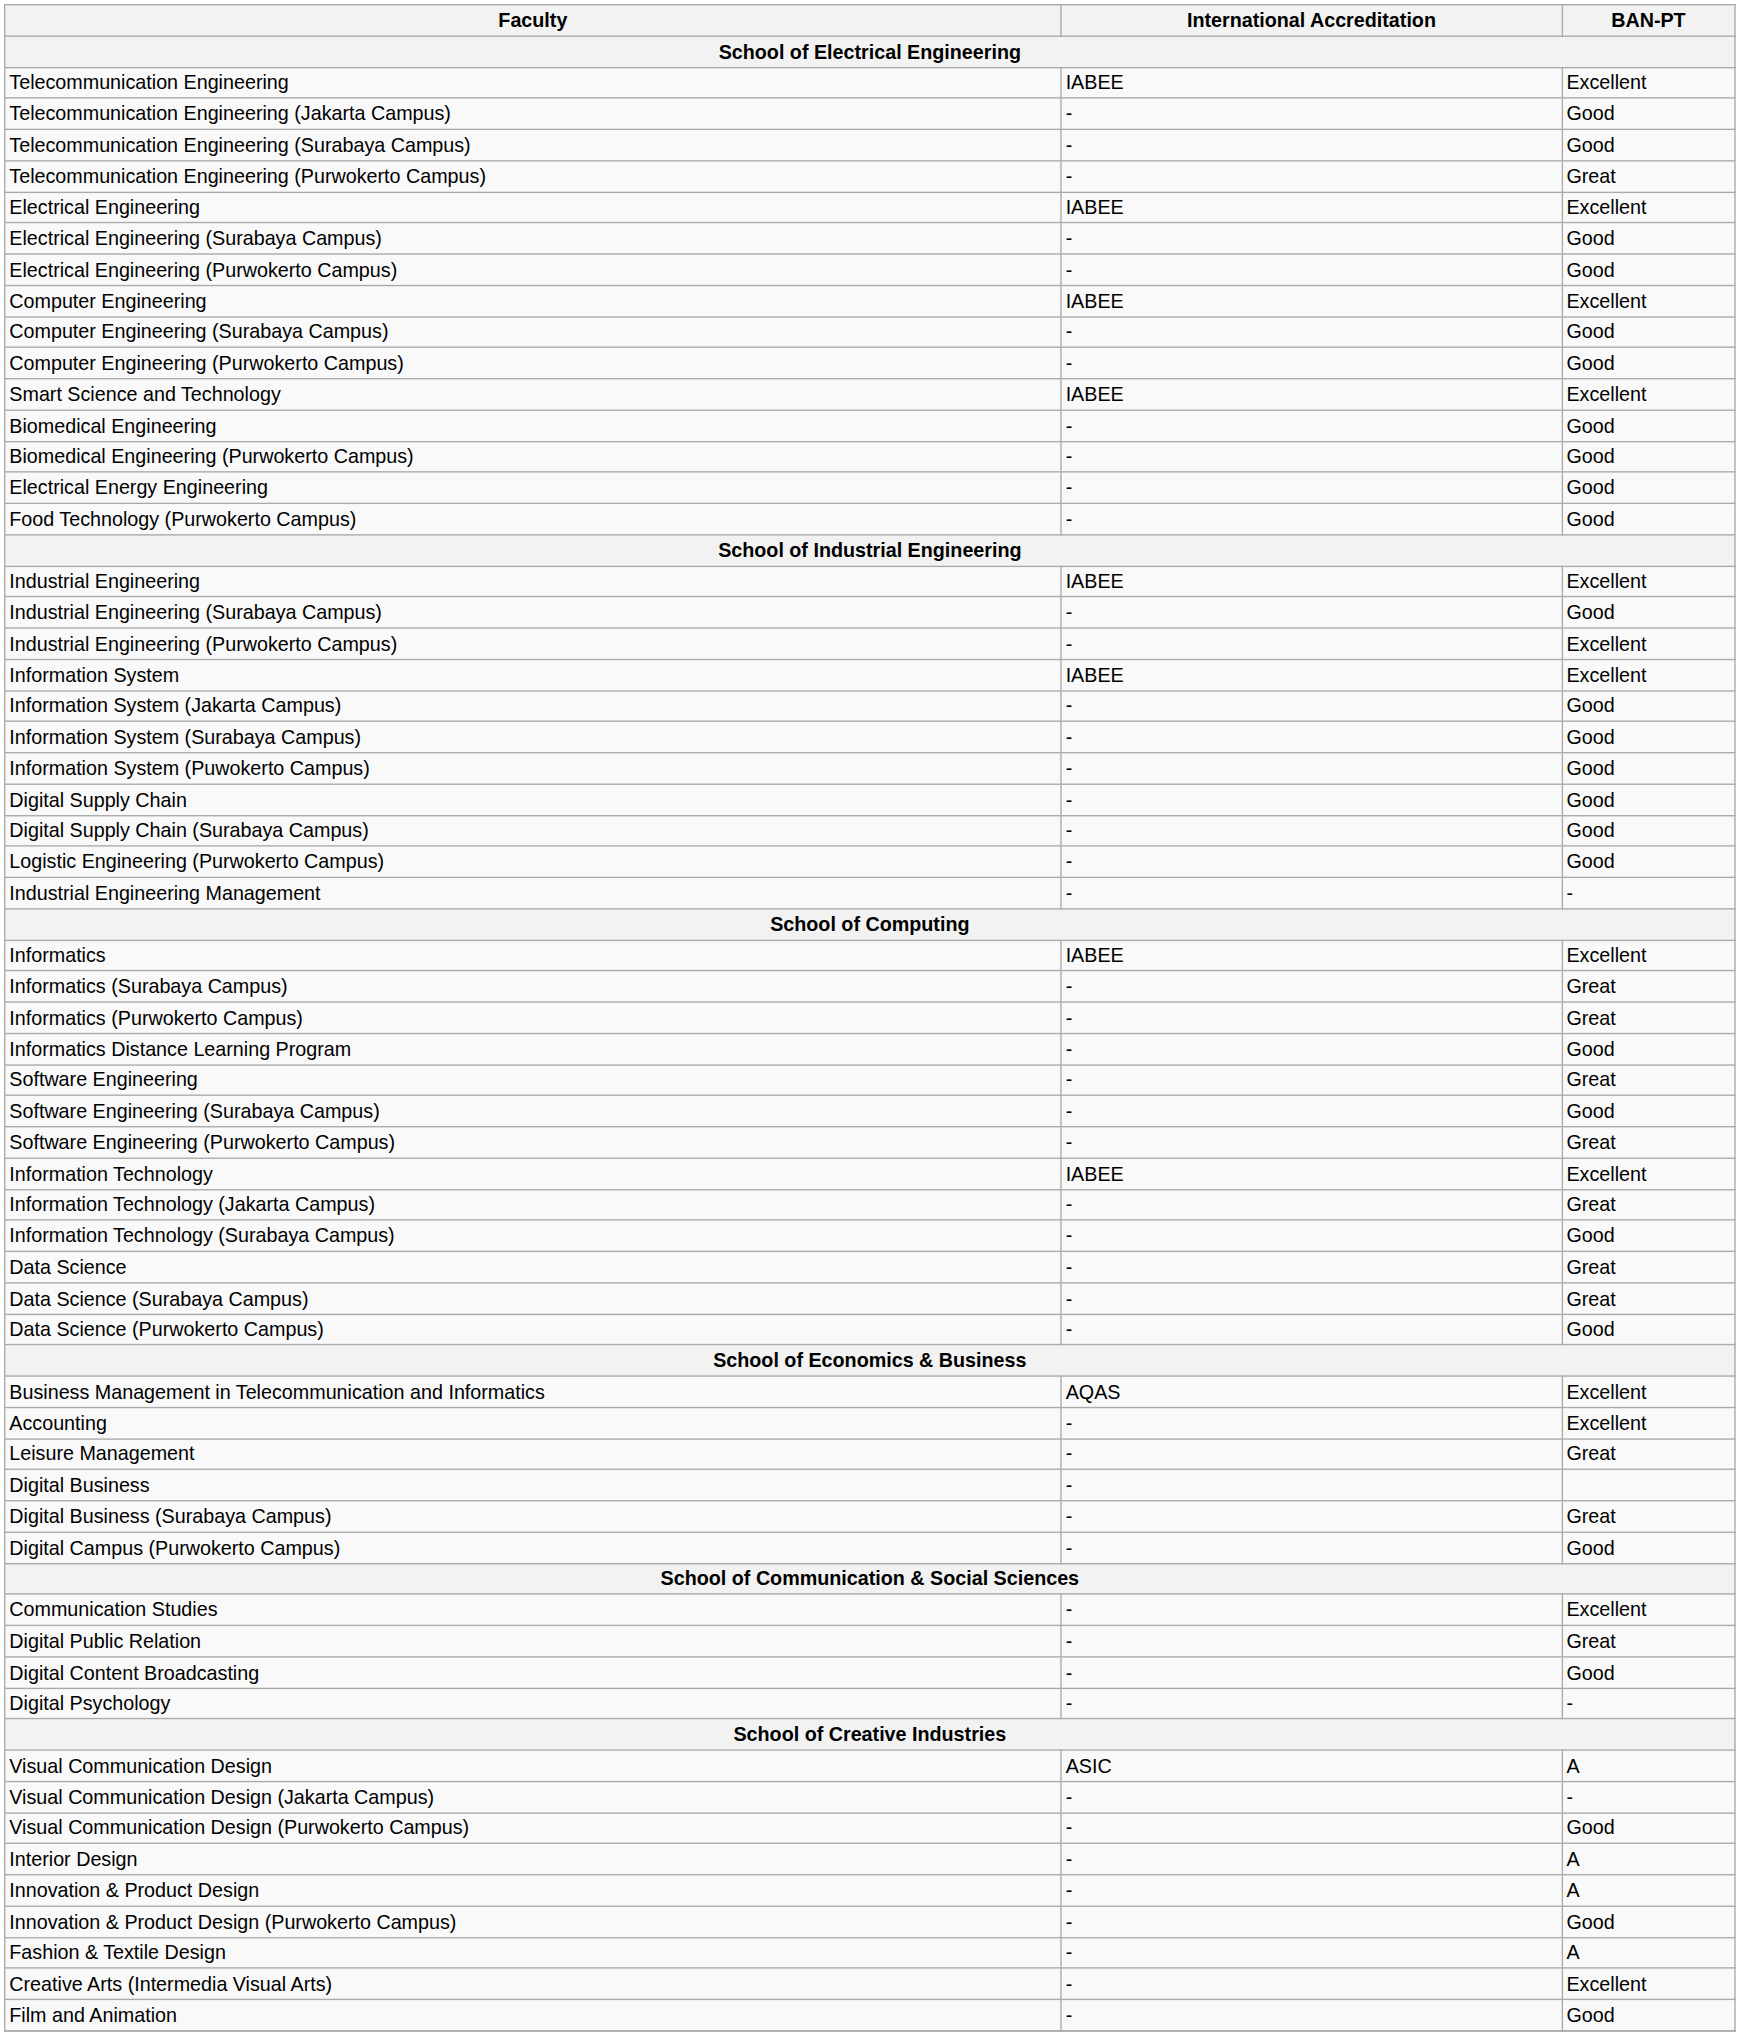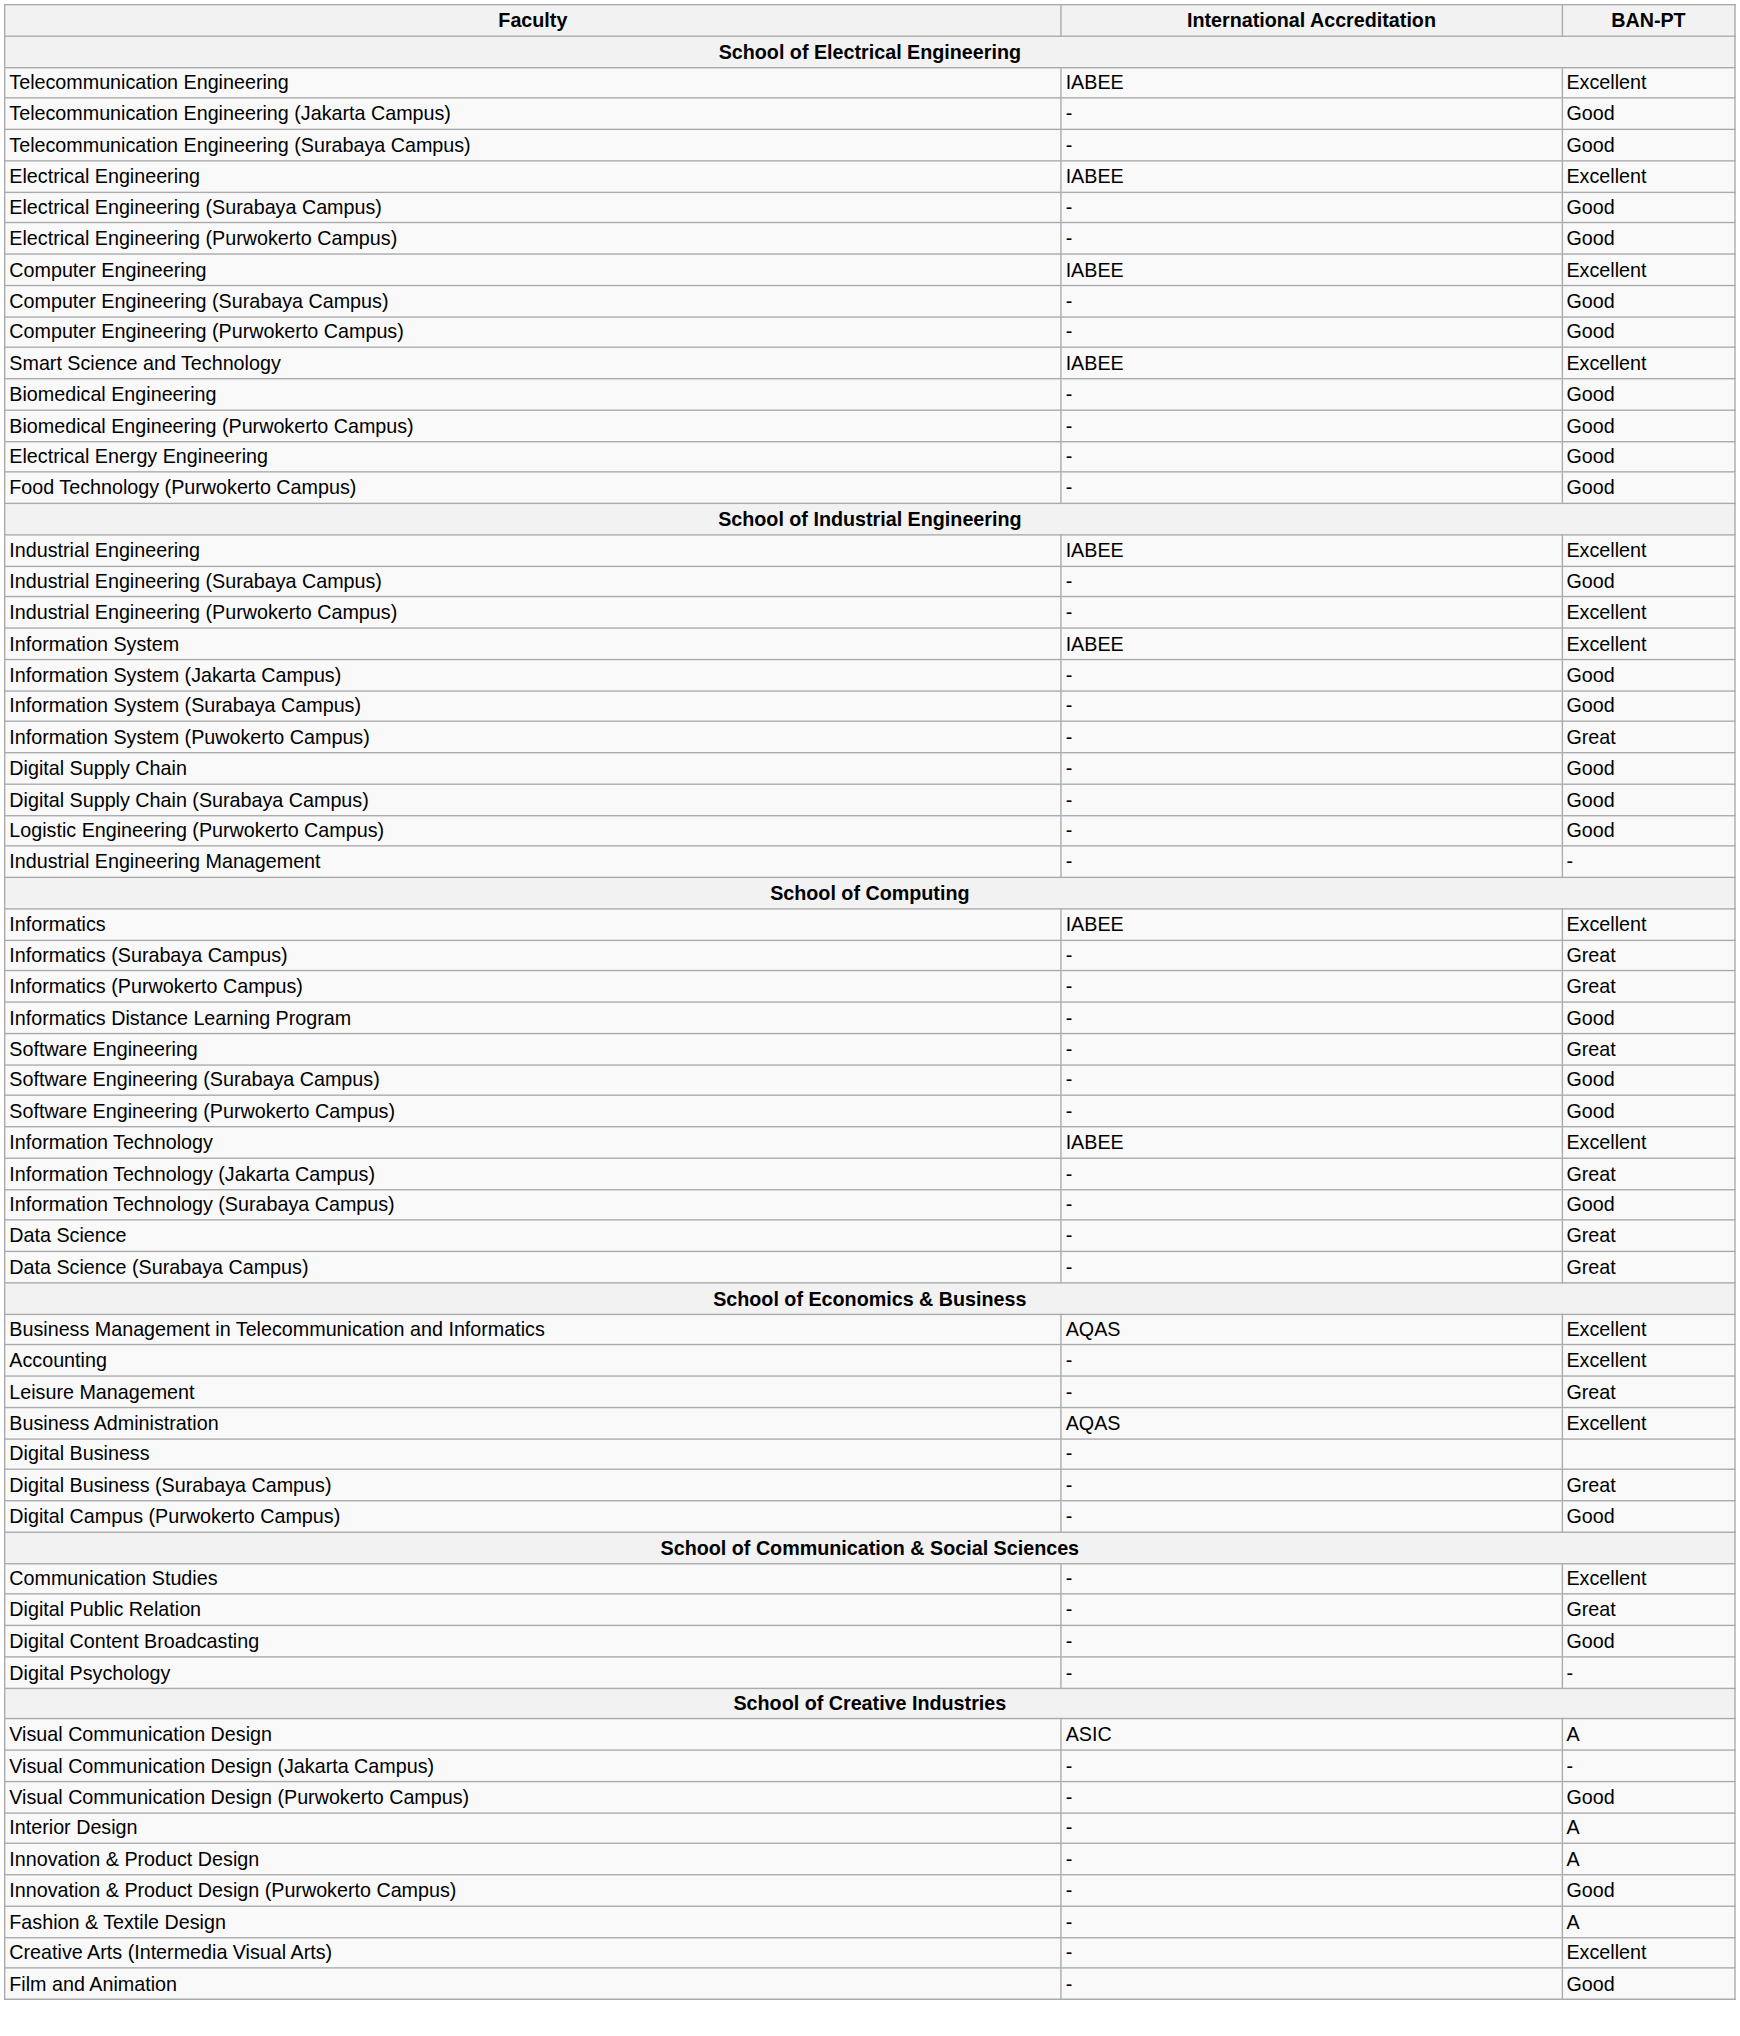- row: (248, 176)
(1591, 769) Good -> (1591, 738) Great
(1591, 1143) Great -> (1591, 1112) Good
- row: (167, 1330)
+ row: (114, 1423)
